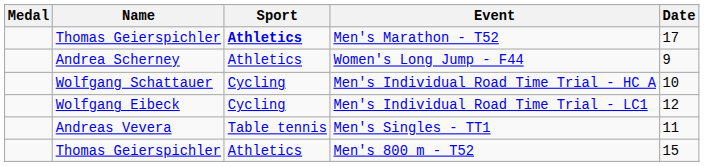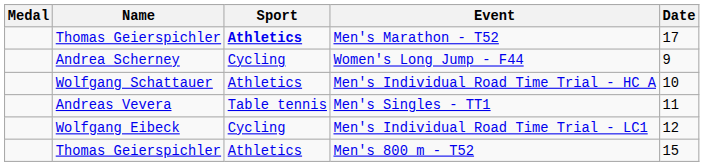(265, 61) Athletics -> (257, 61) Cycling
(257, 83) Cycling -> (265, 83) Athletics
rows swapped: (412, 128) <-> (491, 106)
